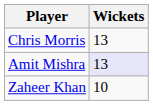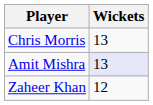(100, 87) 10 -> (100, 87) 12
